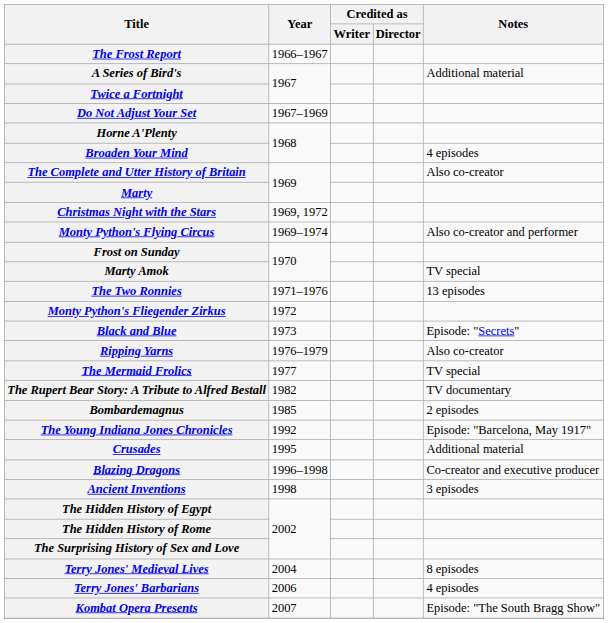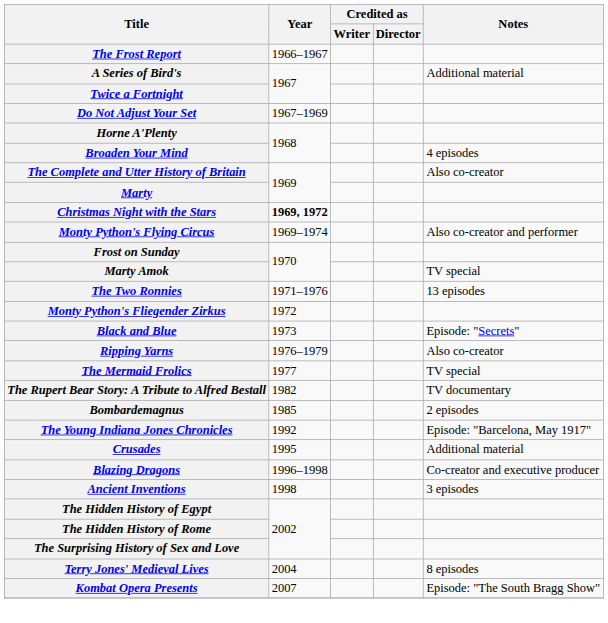(300, 212) normal -> (300, 212) bold
- row: (137, 588)
